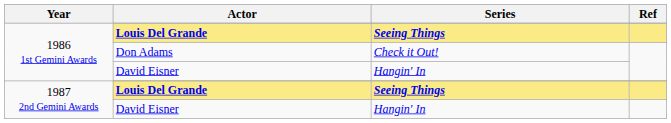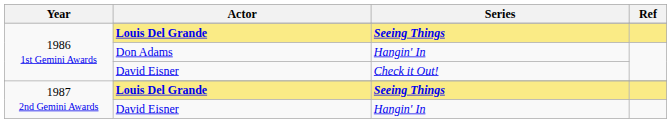(406, 52) Check it Out! -> (400, 52) Hangin' In
(400, 71) Hangin' In -> (406, 71) Check it Out!
